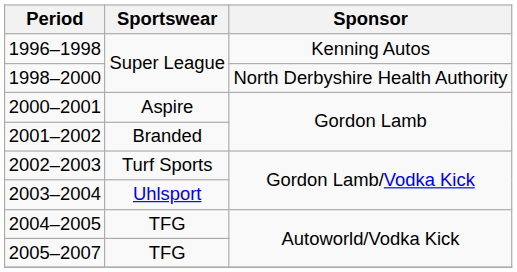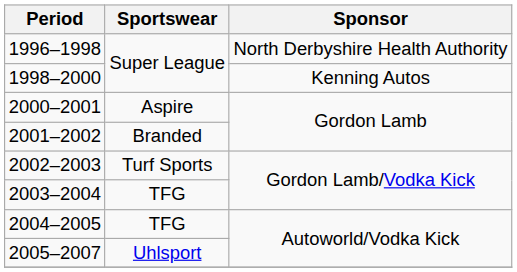(371, 48) Kenning Autos -> (371, 48) North Derbyshire Health Authority
(371, 77) North Derbyshire Health Authority -> (371, 77) Kenning Autos
(167, 194) Uhlsport -> (167, 194) TFG
(167, 252) TFG -> (167, 252) Uhlsport
